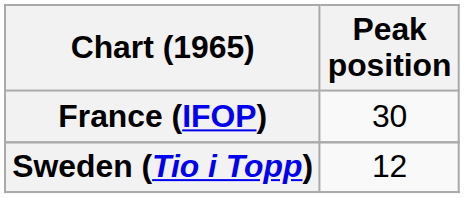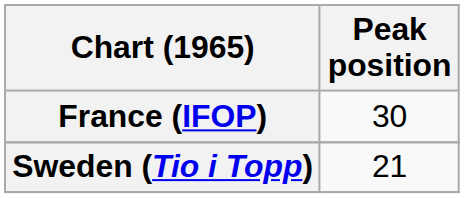(390, 166) 12 -> (390, 166) 21
